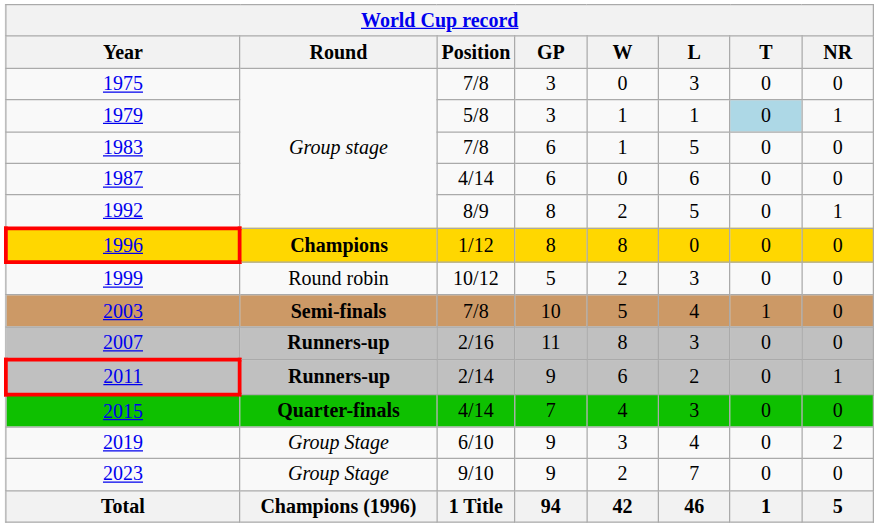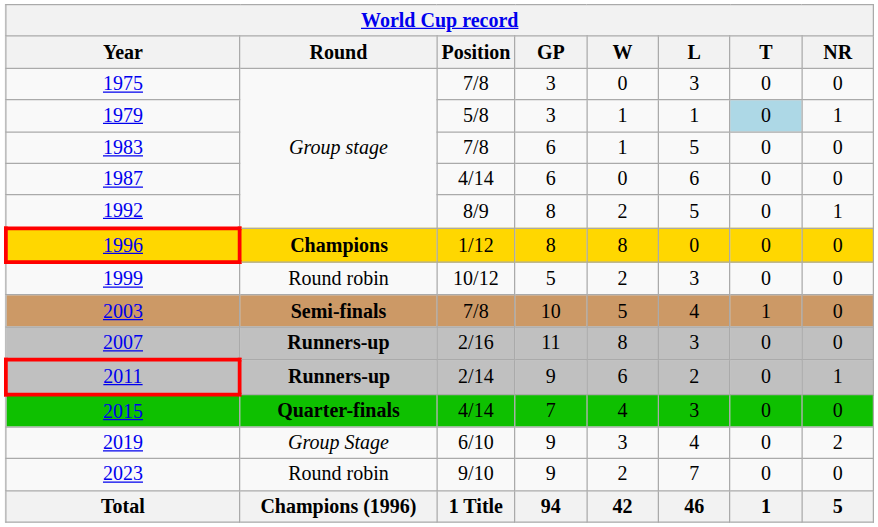(338, 474) Group Stage -> (338, 474) Round robin
